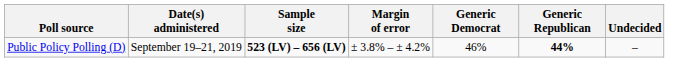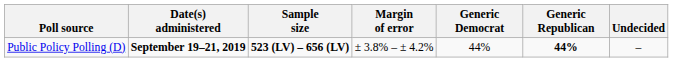(186, 47) normal -> (188, 47) bold
(476, 47) 46% -> (480, 47) 44%
